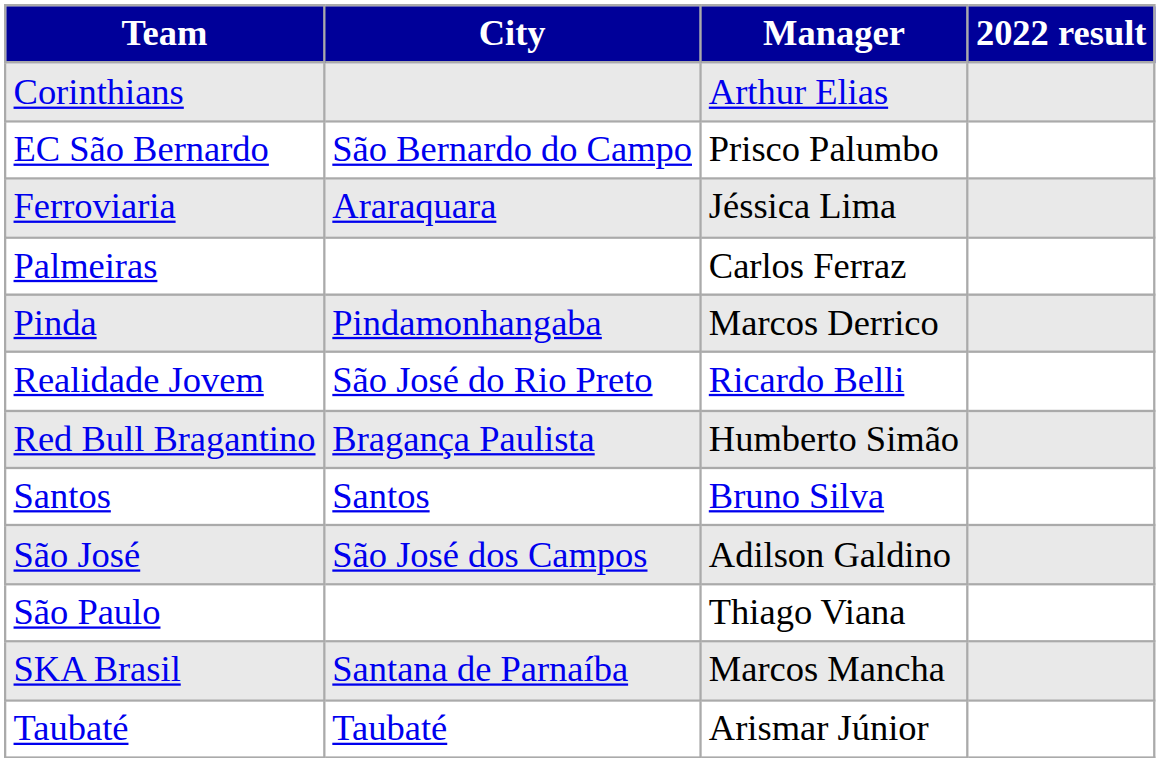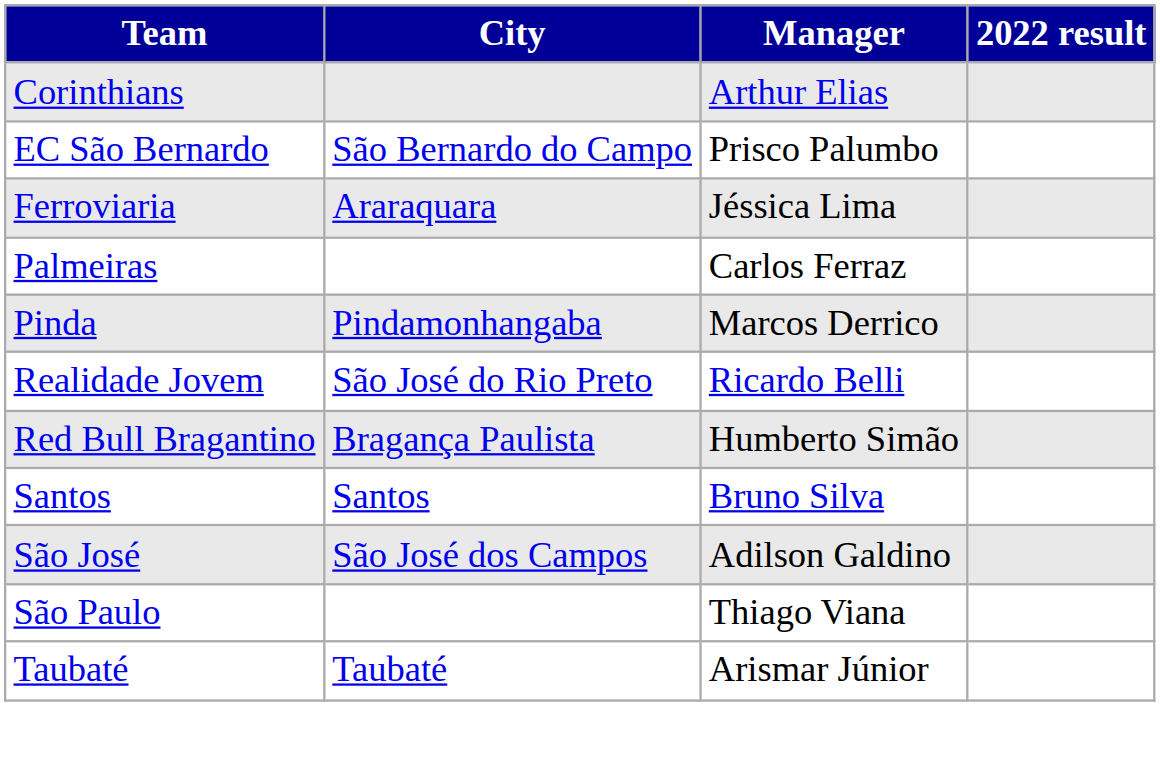- row: (97, 669)
